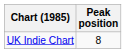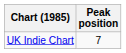(98, 40) 8 -> (98, 40) 7
